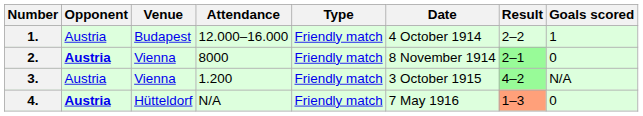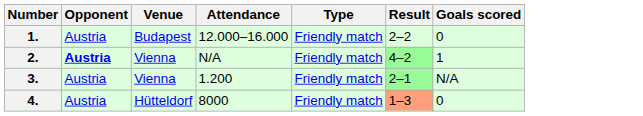- column: (442, 15)
(553, 36) 1 -> (440, 36) 0
(214, 57) 8000 -> (210, 57) N/A
(513, 57) 2–1 -> (400, 57) 4–2
(553, 57) 0 -> (440, 57) 1
(513, 79) 4–2 -> (400, 79) 2–1
(88, 100) bold -> (85, 100) normal
(210, 100) N/A -> (214, 100) 8000
